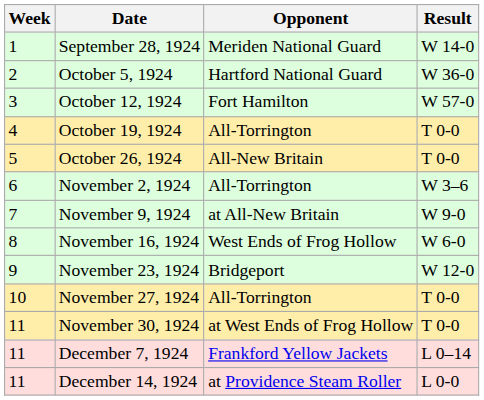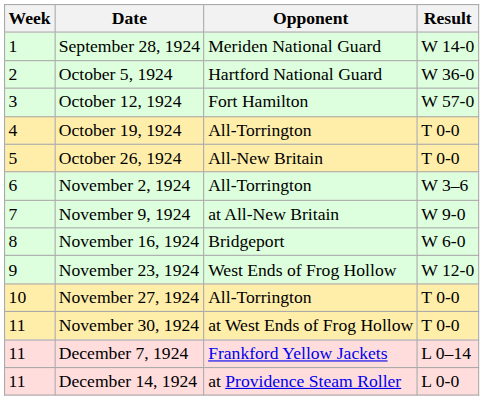(302, 241) West Ends of Frog Hollow -> (246, 241) Bridgeport
(246, 269) Bridgeport -> (302, 269) West Ends of Frog Hollow
